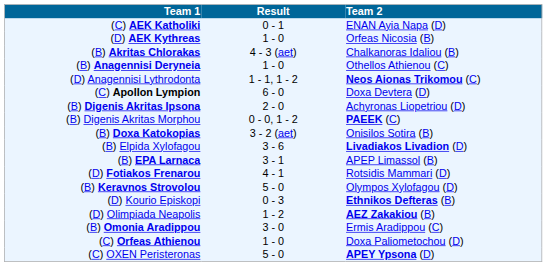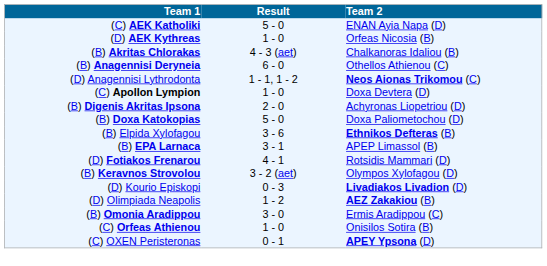(273, 25) 0 - 1 -> (273, 25) 5 - 0
(273, 65) 1 - 0 -> (273, 65) 6 - 0
(273, 92) 6 - 0 -> (273, 92) 1 - 0
- row: (133, 119)
(273, 133) 3 - 2 (aet) -> (273, 119) 5 - 0
(390, 133) Onisilos Sotira (B) -> (405, 119) Doxa Paliometochou (D)
(407, 146) Livadiakos Livadion (D) -> (401, 133) Ethnikos Defteras (B)
(273, 187) 5 - 0 -> (273, 173) 3 - 2 (aet)
(401, 200) Ethnikos Defteras (B) -> (407, 187) Livadiakos Livadion (D)
(405, 241) Doxa Paliometochou (D) -> (390, 227) Onisilos Sotira (B)
(273, 254) 5 - 0 -> (273, 241) 0 - 1
